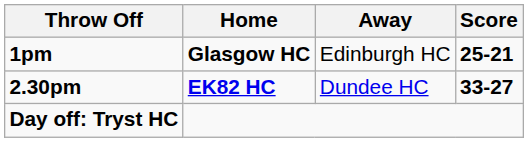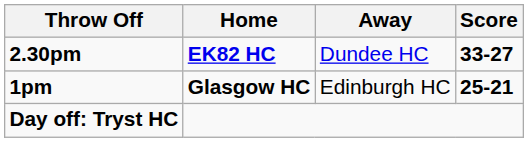rows swapped: (31, 53) <-> (45, 86)
